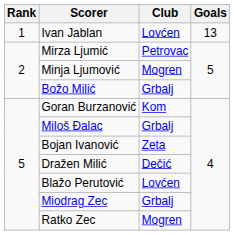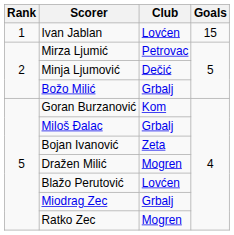(210, 32) 13 -> (210, 32) 15
(162, 70) Mogren -> (157, 70) Dečić
(157, 164) Dečić -> (162, 164) Mogren
